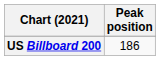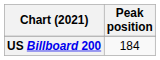(130, 45) 186 -> (130, 45) 184
